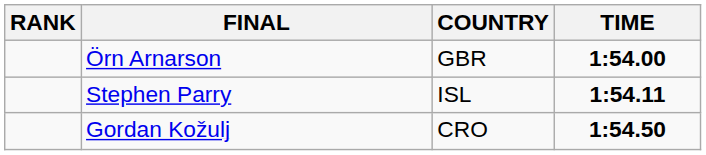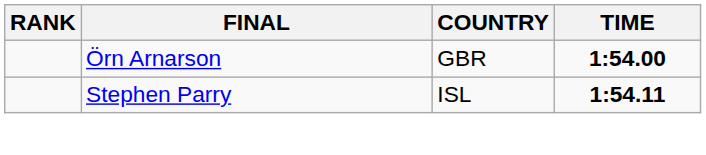- row: (158, 130)
